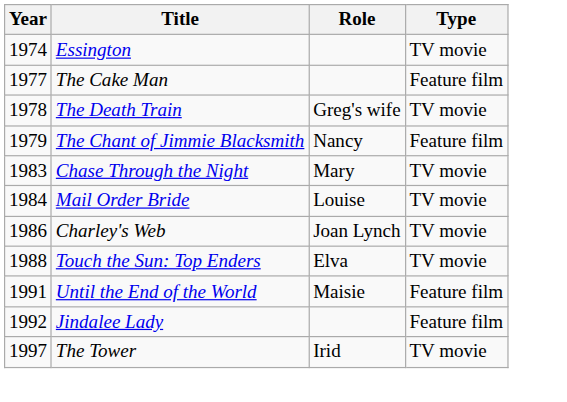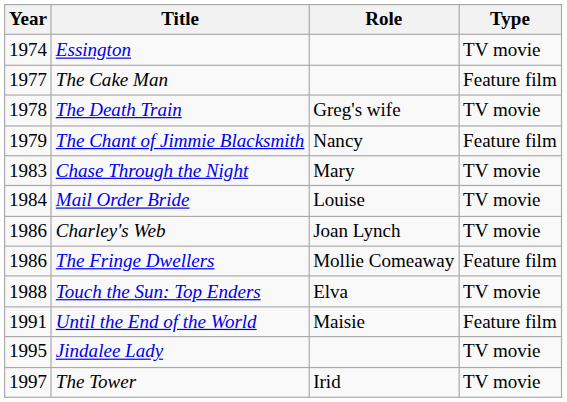+ row: (135, 261)
(28, 321) 1992 -> (28, 351) 1995
(456, 321) Feature film -> (502, 351) TV movie
